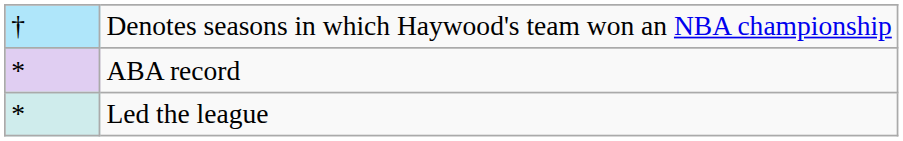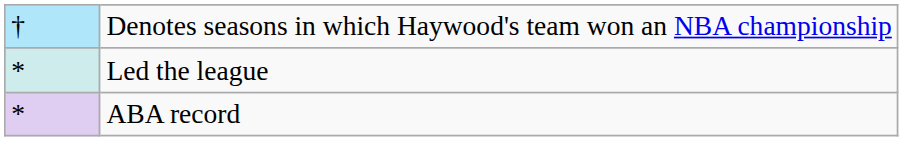rows swapped: (187, 113) <-> (173, 69)
